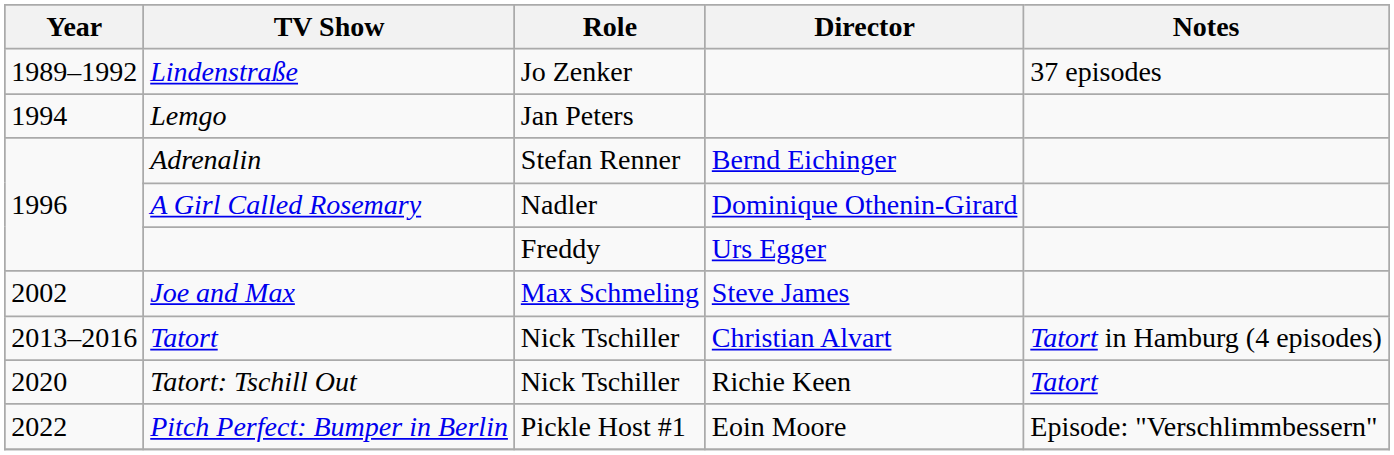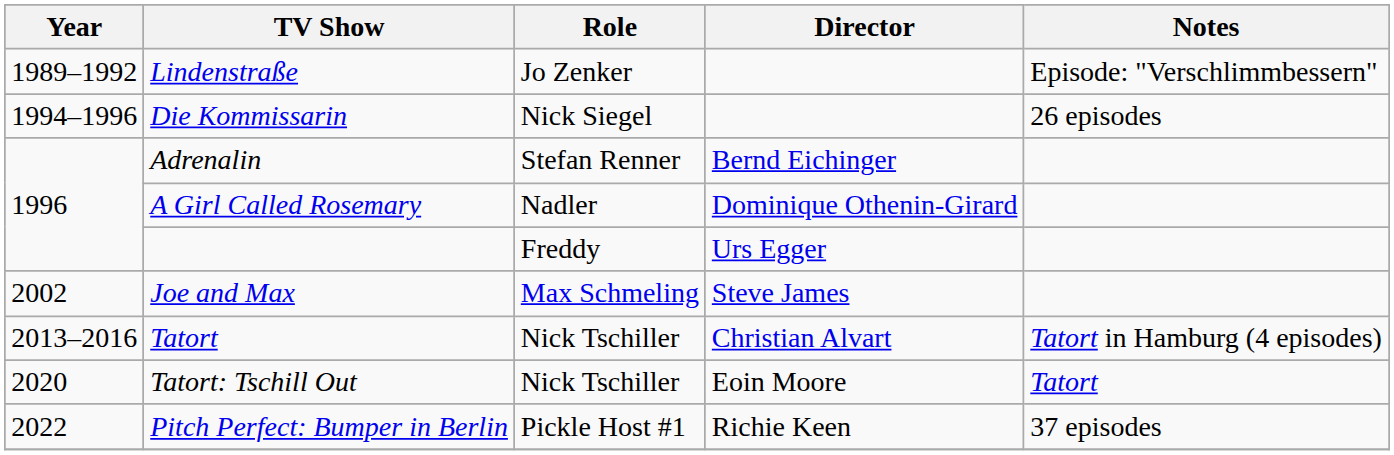(1096, 71) 37 episodes -> (1204, 71) Episode: "Verschlimmbessern"
- row: (188, 115)
+ row: (249, 115)
(781, 381) Richie Keen -> (779, 381) Eoin Moore
(779, 426) Eoin Moore -> (781, 426) Richie Keen
(1204, 426) Episode: "Verschlimmbessern" -> (1096, 426) 37 episodes
